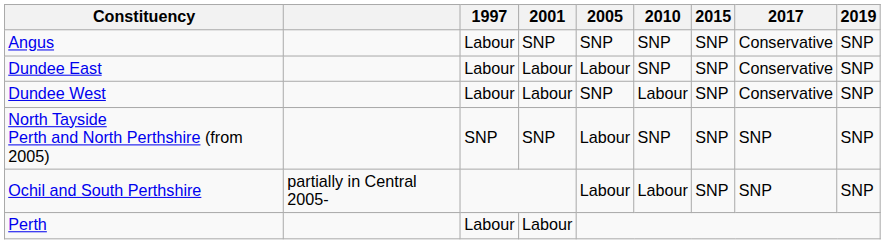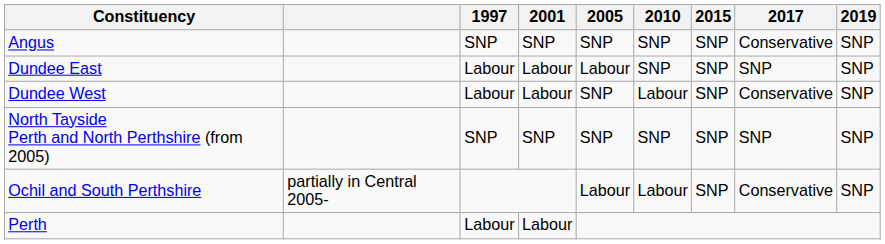(489, 42) Labour -> (481, 42) SNP
(786, 68) Conservative -> (755, 68) SNP
(605, 138) Labour -> (596, 138) SNP
(755, 190) SNP -> (786, 190) Conservative
